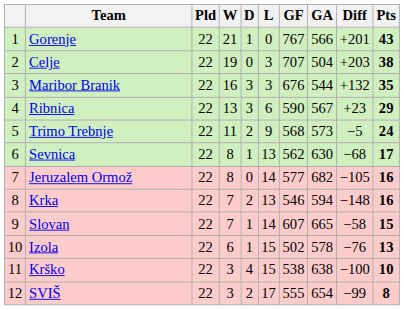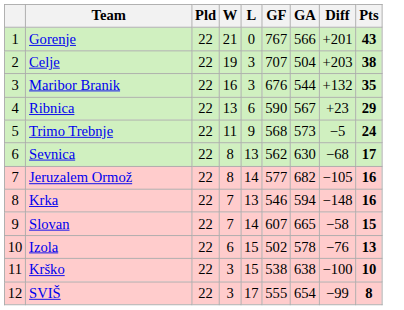- column: (249, 16)
